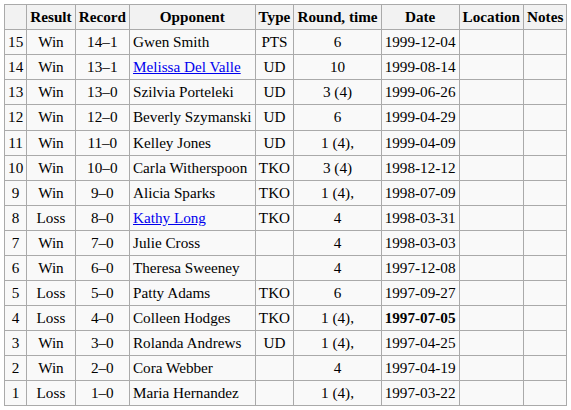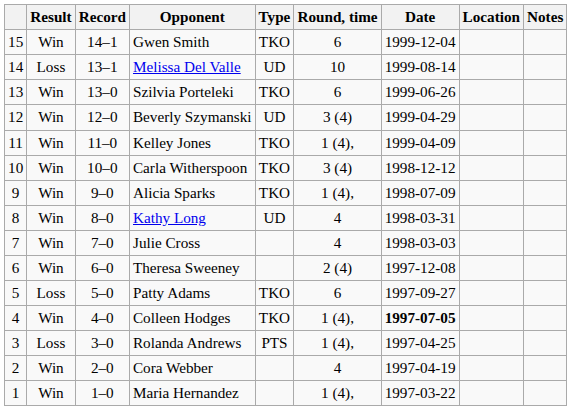(274, 42) PTS -> (274, 42) TKO
(51, 67) Win -> (51, 67) Loss
(274, 92) UD -> (274, 92) TKO
(338, 92) 3 (4) -> (338, 92) 6
(338, 117) 6 -> (338, 117) 3 (4)
(274, 142) UD -> (274, 142) TKO
(51, 217) Loss -> (51, 217) Win
(274, 217) TKO -> (274, 217) UD
(338, 267) 4 -> (338, 267) 2 (4)
(51, 317) Loss -> (51, 317) Win
(51, 343) Win -> (51, 343) Loss
(274, 343) UD -> (274, 343) PTS
(51, 393) Loss -> (51, 393) Win
